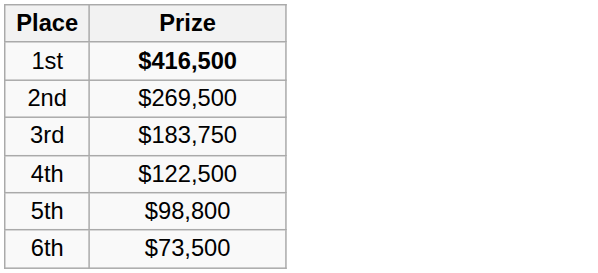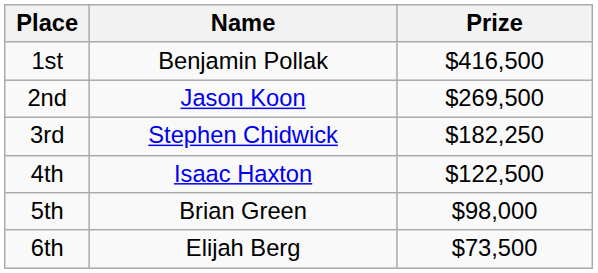+ column: (243, 23)
(188, 60) bold -> (495, 60) normal
(188, 135) $183,750 -> (495, 135) $182,250
(188, 211) $98,800 -> (495, 211) $98,000
